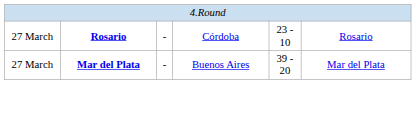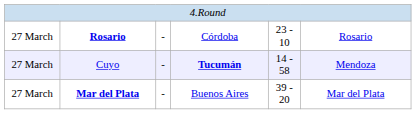+ row: (108, 65)
